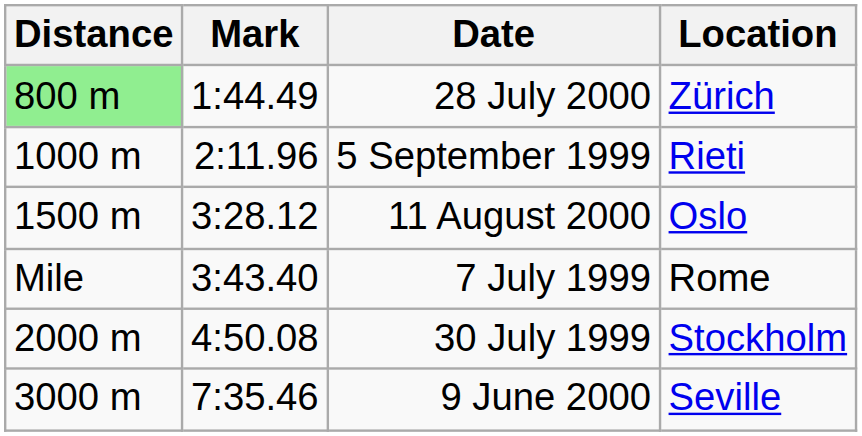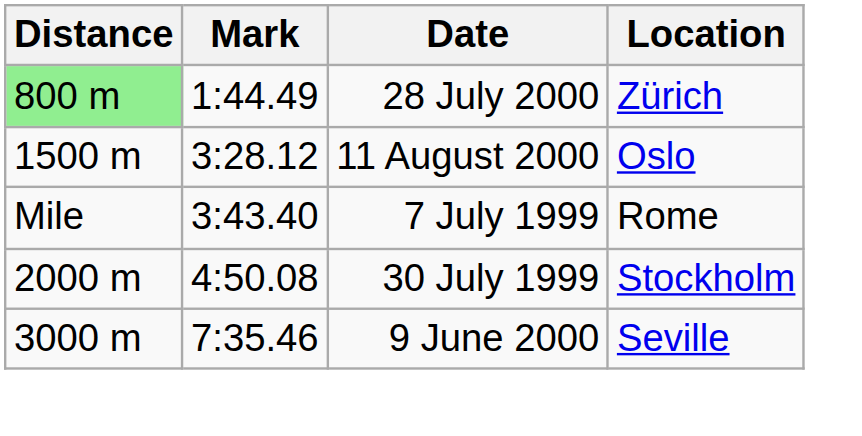- row: (494, 156)
